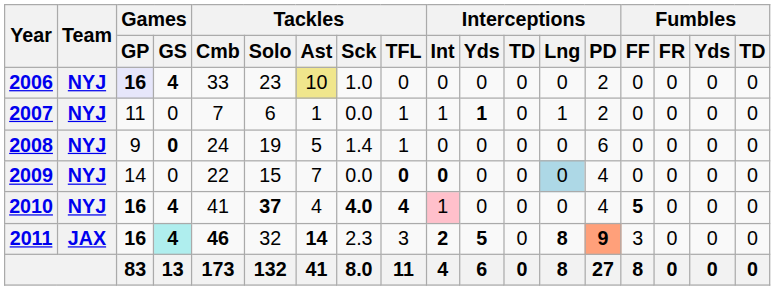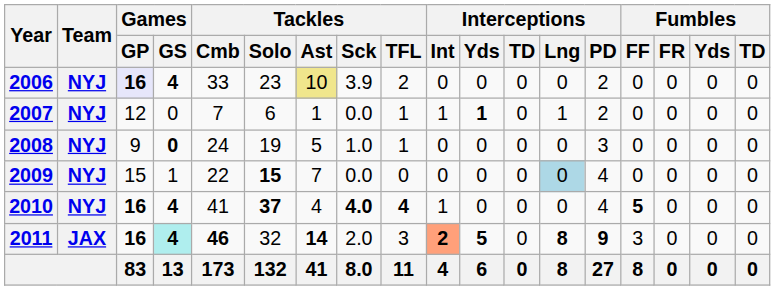(359, 82) 1.0 -> (359, 82) 3.9
(403, 82) 0 -> (403, 82) 2
(135, 113) 11 -> (135, 113) 12
(359, 144) 1.4 -> (359, 144) 1.0
(603, 144) 6 -> (603, 144) 3
(135, 176) 14 -> (135, 176) 15
(173, 176) 0 -> (173, 176) 1
(270, 176) normal -> (270, 176) bold
(403, 176) bold -> (403, 176) normal
(443, 176) bold -> (443, 176) normal
(443, 207) pink background -> (443, 207) no background
(359, 238) 2.3 -> (359, 238) 2.0
(443, 238) no background -> (443, 238) lightsalmon background
(603, 238) lightsalmon background -> (603, 238) no background
